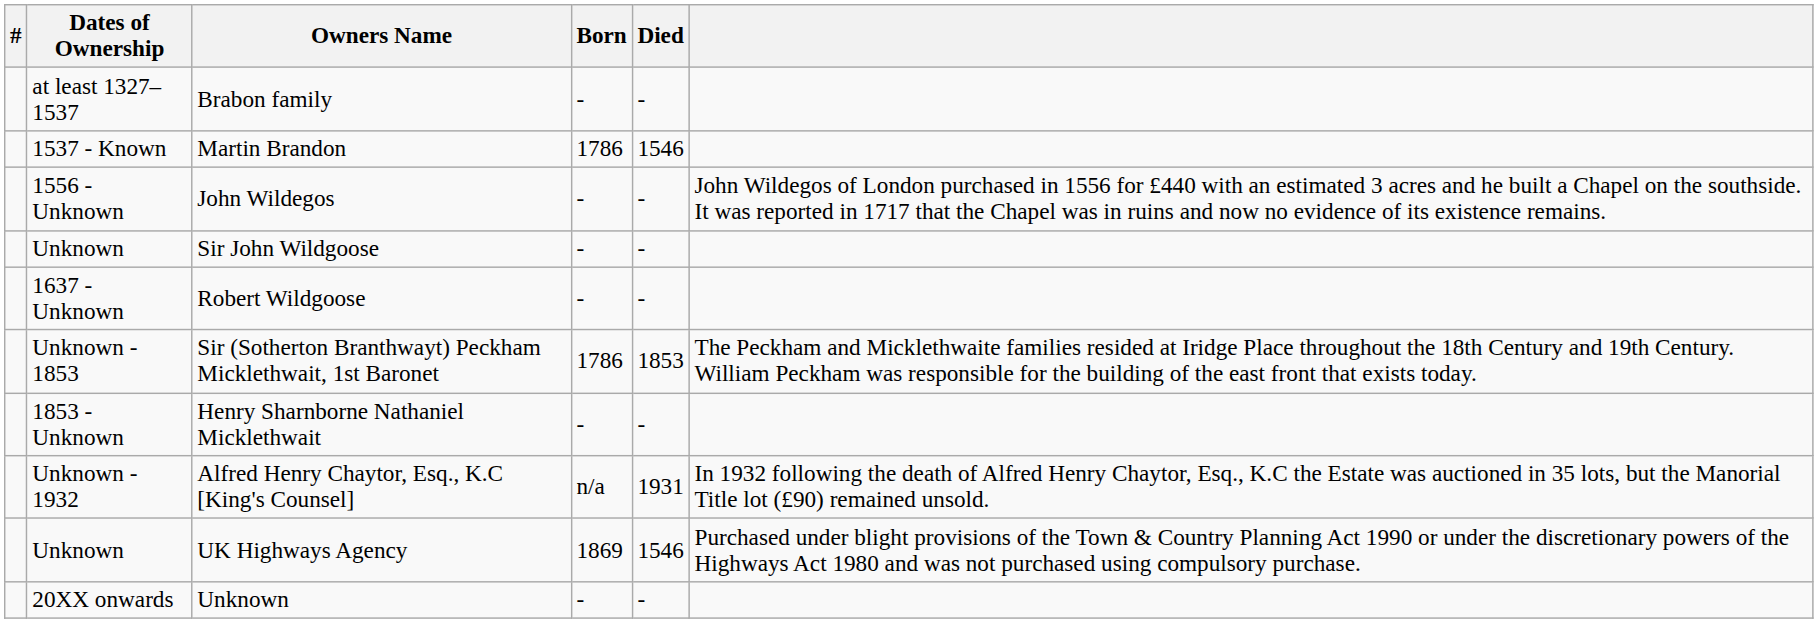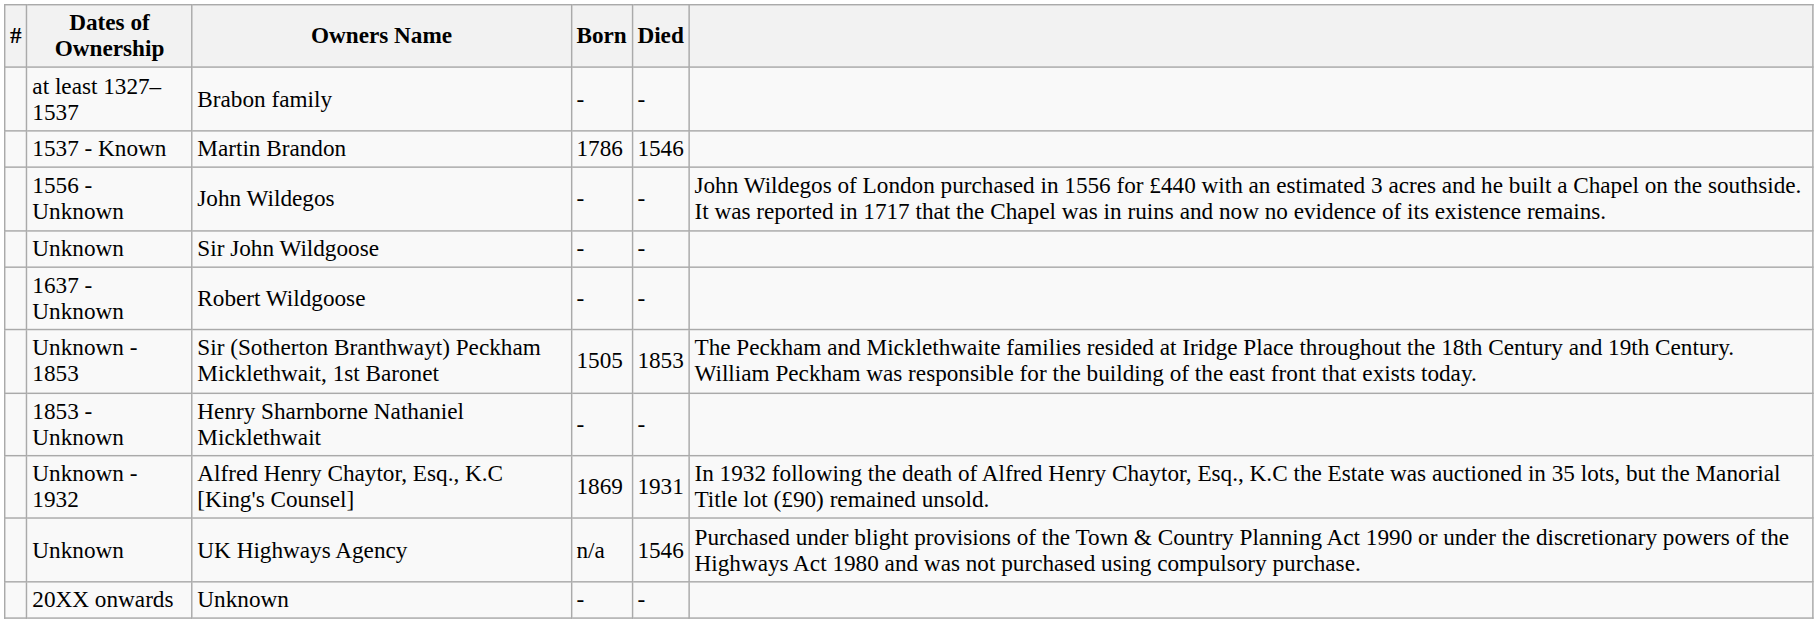(600, 361) 1786 -> (600, 361) 1505
(591, 486) n/a -> (600, 486) 1869
(600, 549) 1869 -> (591, 549) n/a
